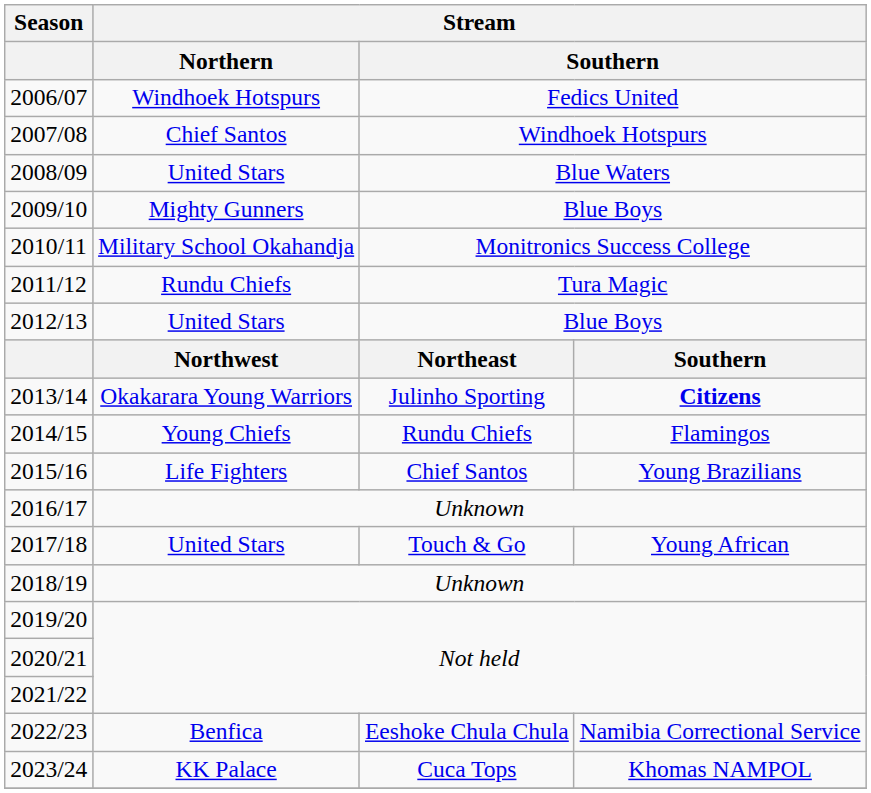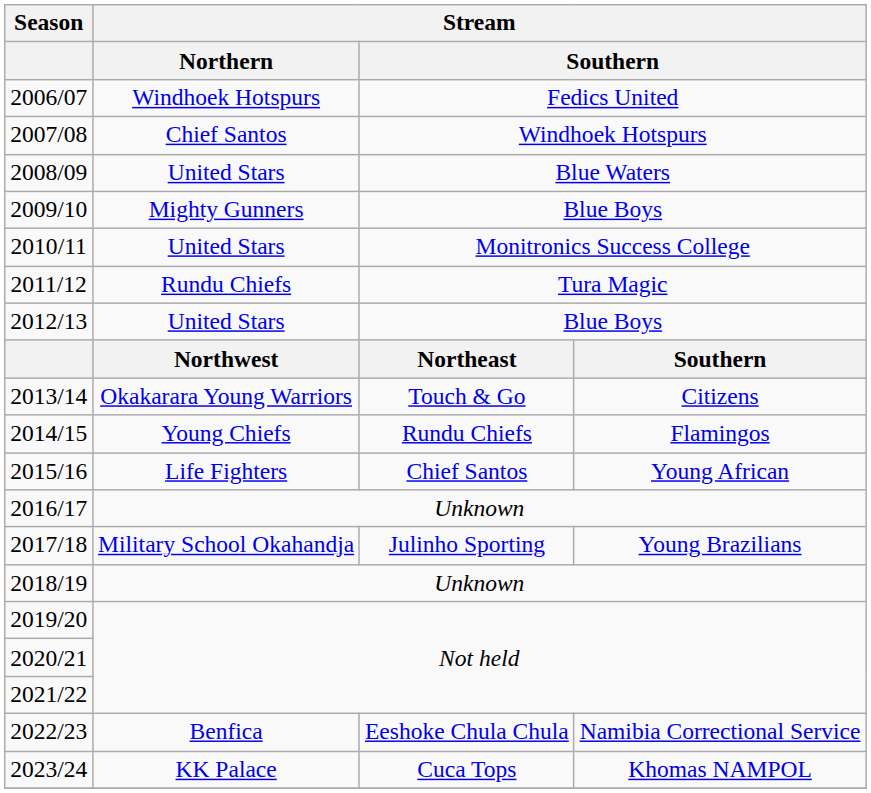(226, 246) Military School Okahandja -> (226, 246) United Stars
(467, 396) Julinho Sporting -> (467, 396) Touch & Go
(720, 396) bold -> (720, 396) normal
(720, 470) Young Brazilians -> (720, 470) Young African
(226, 545) United Stars -> (226, 545) Military School Okahandja
(467, 545) Touch & Go -> (467, 545) Julinho Sporting
(720, 545) Young African -> (720, 545) Young Brazilians
